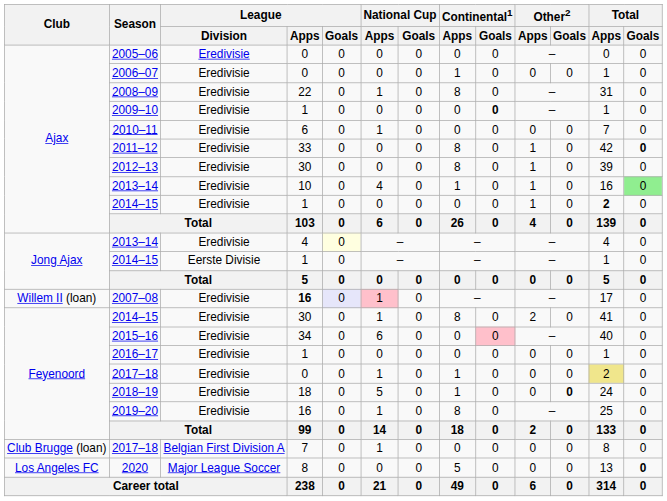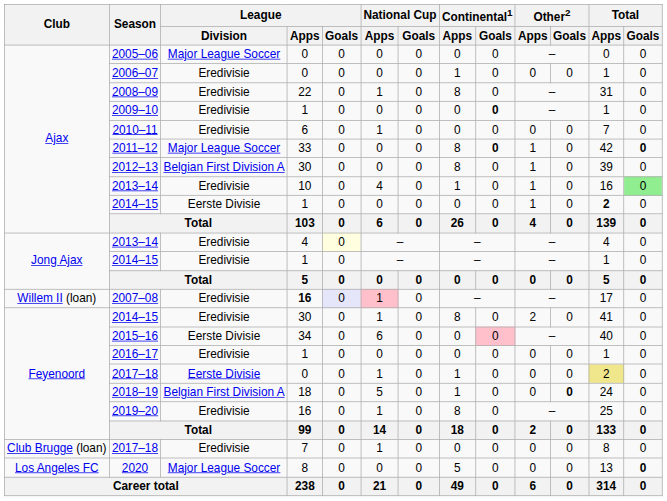(224, 54) Eredivisie -> (224, 54) Major League Soccer
(224, 148) Eredivisie -> (224, 148) Major League Soccer
(495, 148) normal -> (495, 148) bold
(224, 167) Eredivisie -> (224, 167) Belgian First Division A
(224, 204) Eredivisie -> (224, 204) Eerste Divisie
(224, 261) Eerste Divisie -> (224, 261) Eredivisie
(224, 336) Eredivisie -> (224, 336) Eerste Divisie
(224, 373) Eredivisie -> (224, 373) Eerste Divisie
(224, 392) Eredivisie -> (224, 392) Belgian First Division A
(224, 448) Belgian First Division A -> (224, 448) Eredivisie
